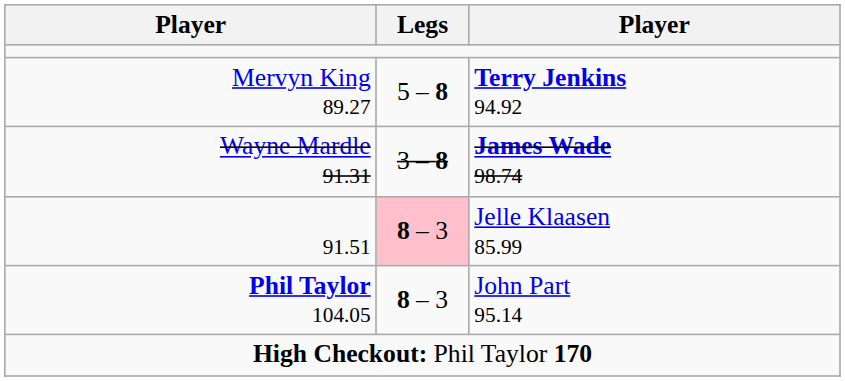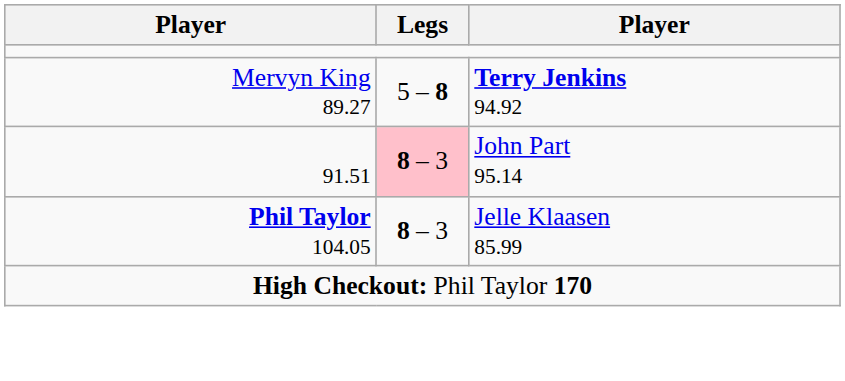- row: (295, 160)
(542, 230) Jelle Klaasen 85.99 -> (522, 160) John Part 95.14
(522, 299) John Part 95.14 -> (542, 230) Jelle Klaasen 85.99
